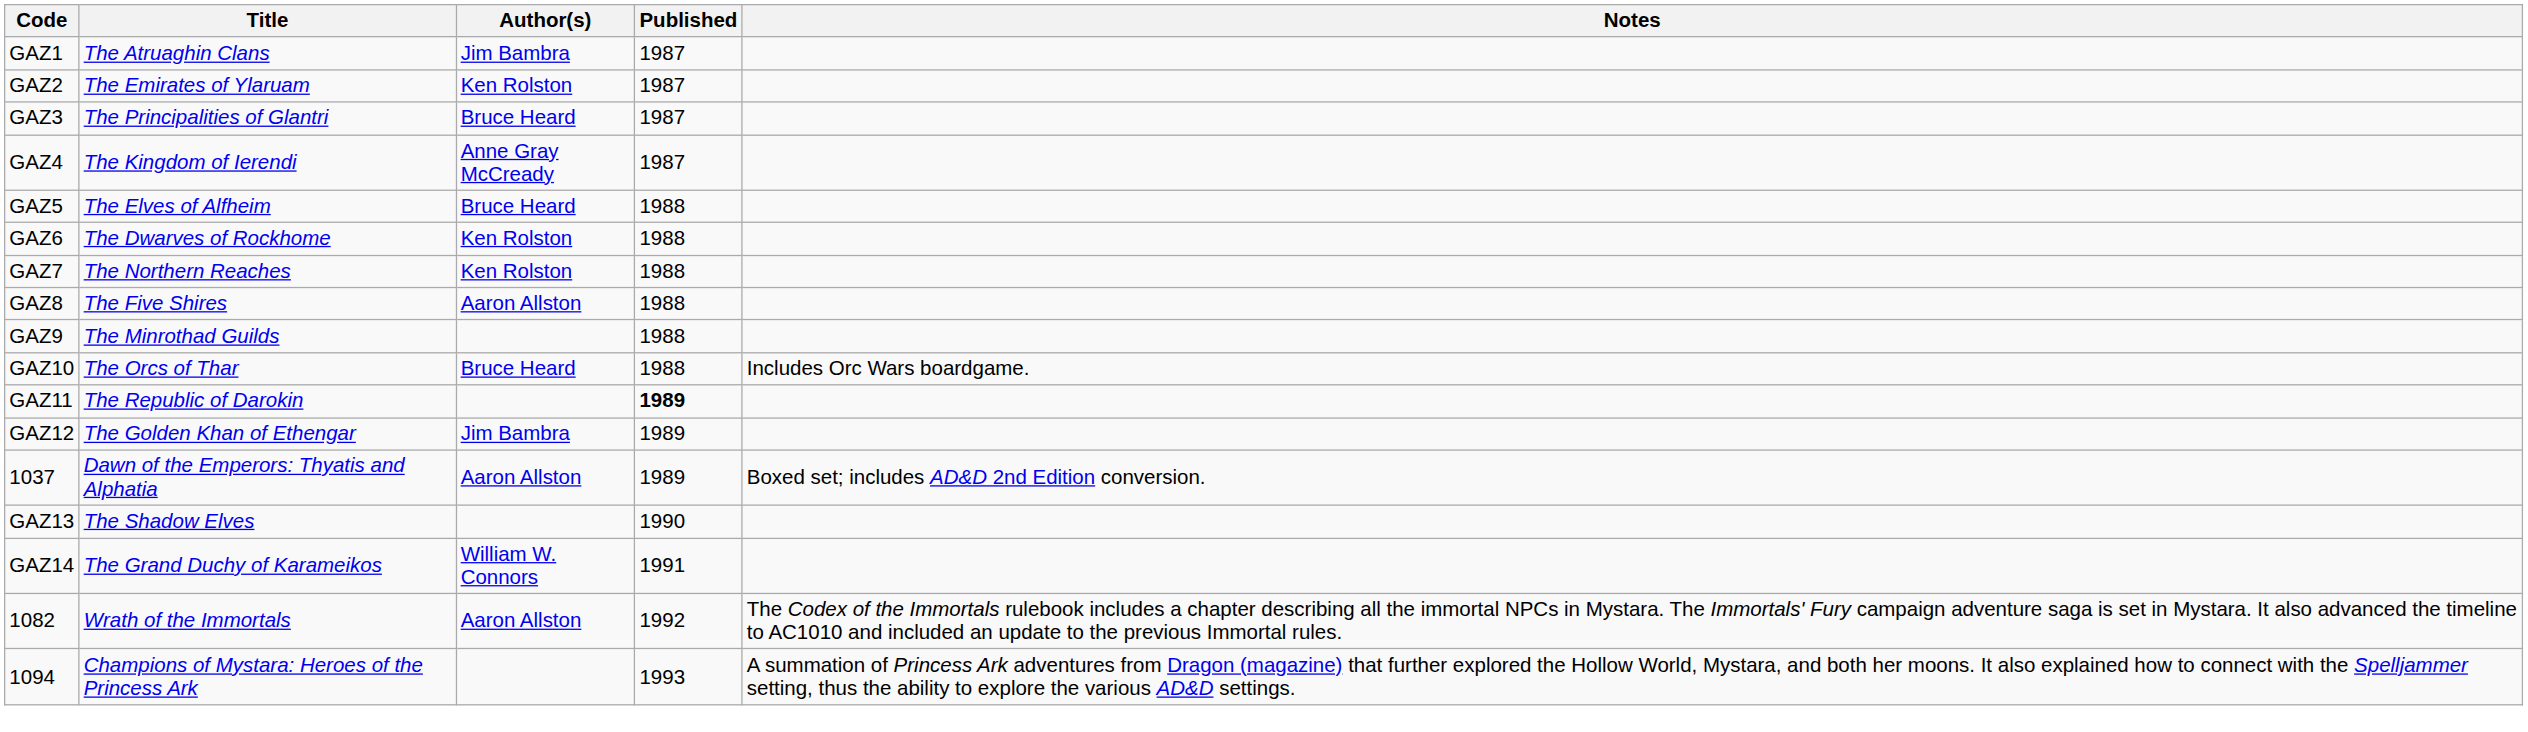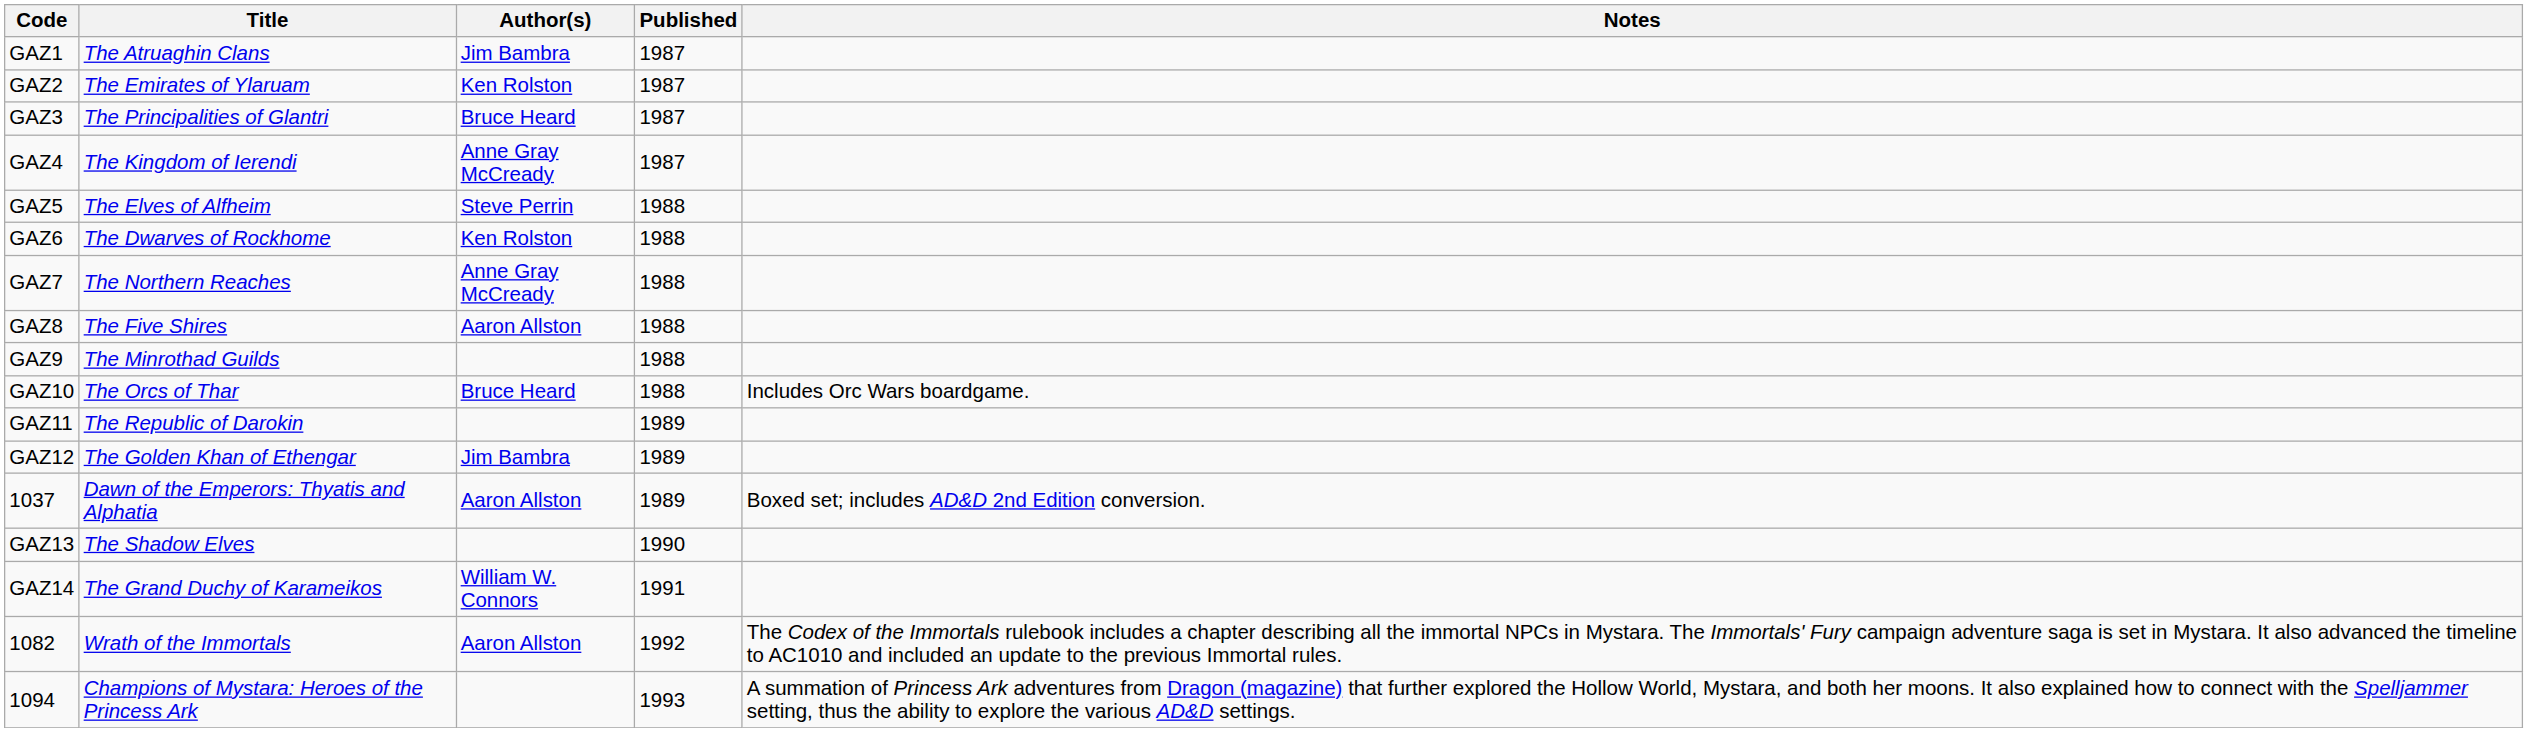(518, 206) Bruce Heard -> (517, 206) Steve Perrin
(516, 271) Ken Rolston -> (510, 282) Anne Gray McCready
(662, 401) bold -> (662, 424) normal
